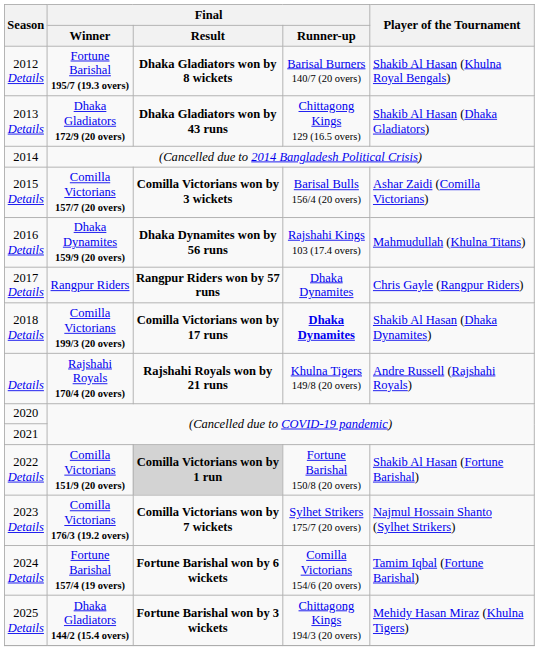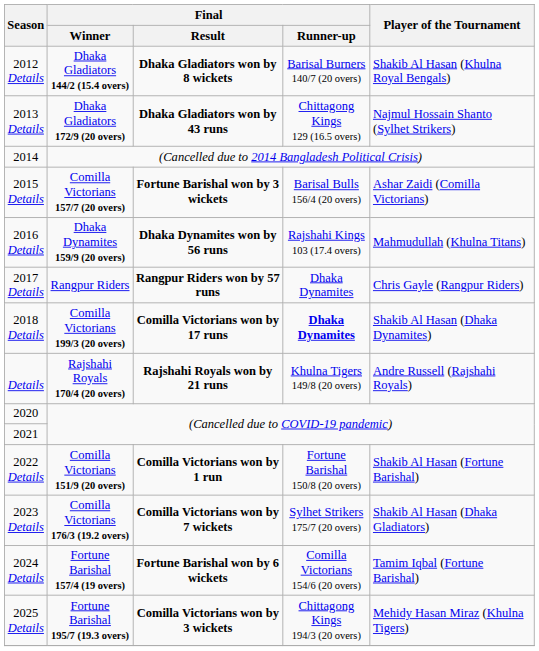(90, 71) Fortune Barishal 195/7 (19.3 overs) -> (90, 71) Dhaka Gladiators 144/2 (15.4 overs)
(435, 121) Shakib Al Hasan (Dhaka Gladiators) -> (432, 121) Najmul Hossain Shanto (Sylhet Strikers)
(208, 192) Comilla Victorians won by 3 wickets -> (208, 192) Fortune Barishal won by 3 wickets
(208, 470) lightgrey background -> (208, 470) no background
(432, 520) Najmul Hossain Shanto (Sylhet Strikers) -> (435, 520) Shakib Al Hasan (Dhaka Gladiators)
(90, 620) Dhaka Gladiators 144/2 (15.4 overs) -> (90, 620) Fortune Barishal 195/7 (19.3 overs)
(208, 620) Fortune Barishal won by 3 wickets -> (208, 620) Comilla Victorians won by 3 wickets
